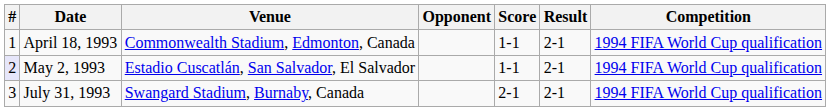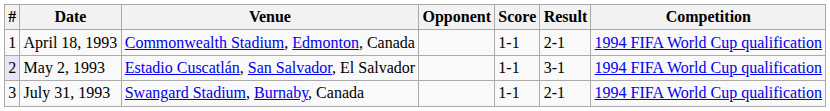(554, 67) 2-1 -> (554, 67) 3-1
(509, 93) 2-1 -> (509, 93) 1-1
